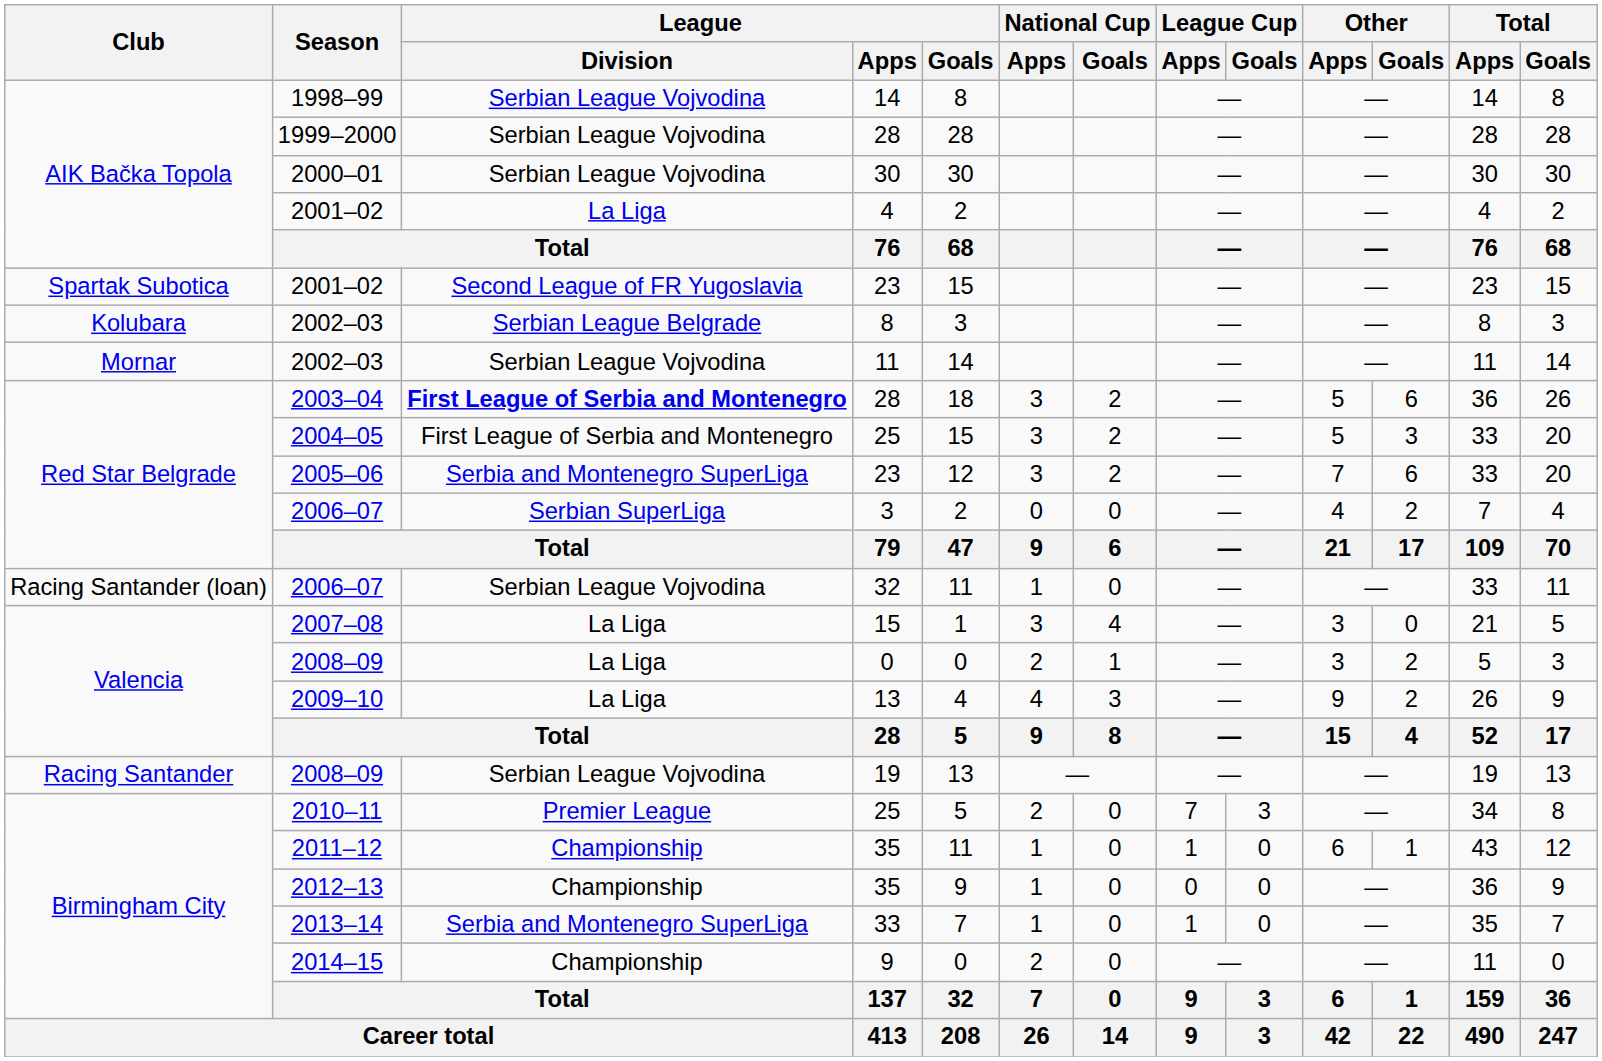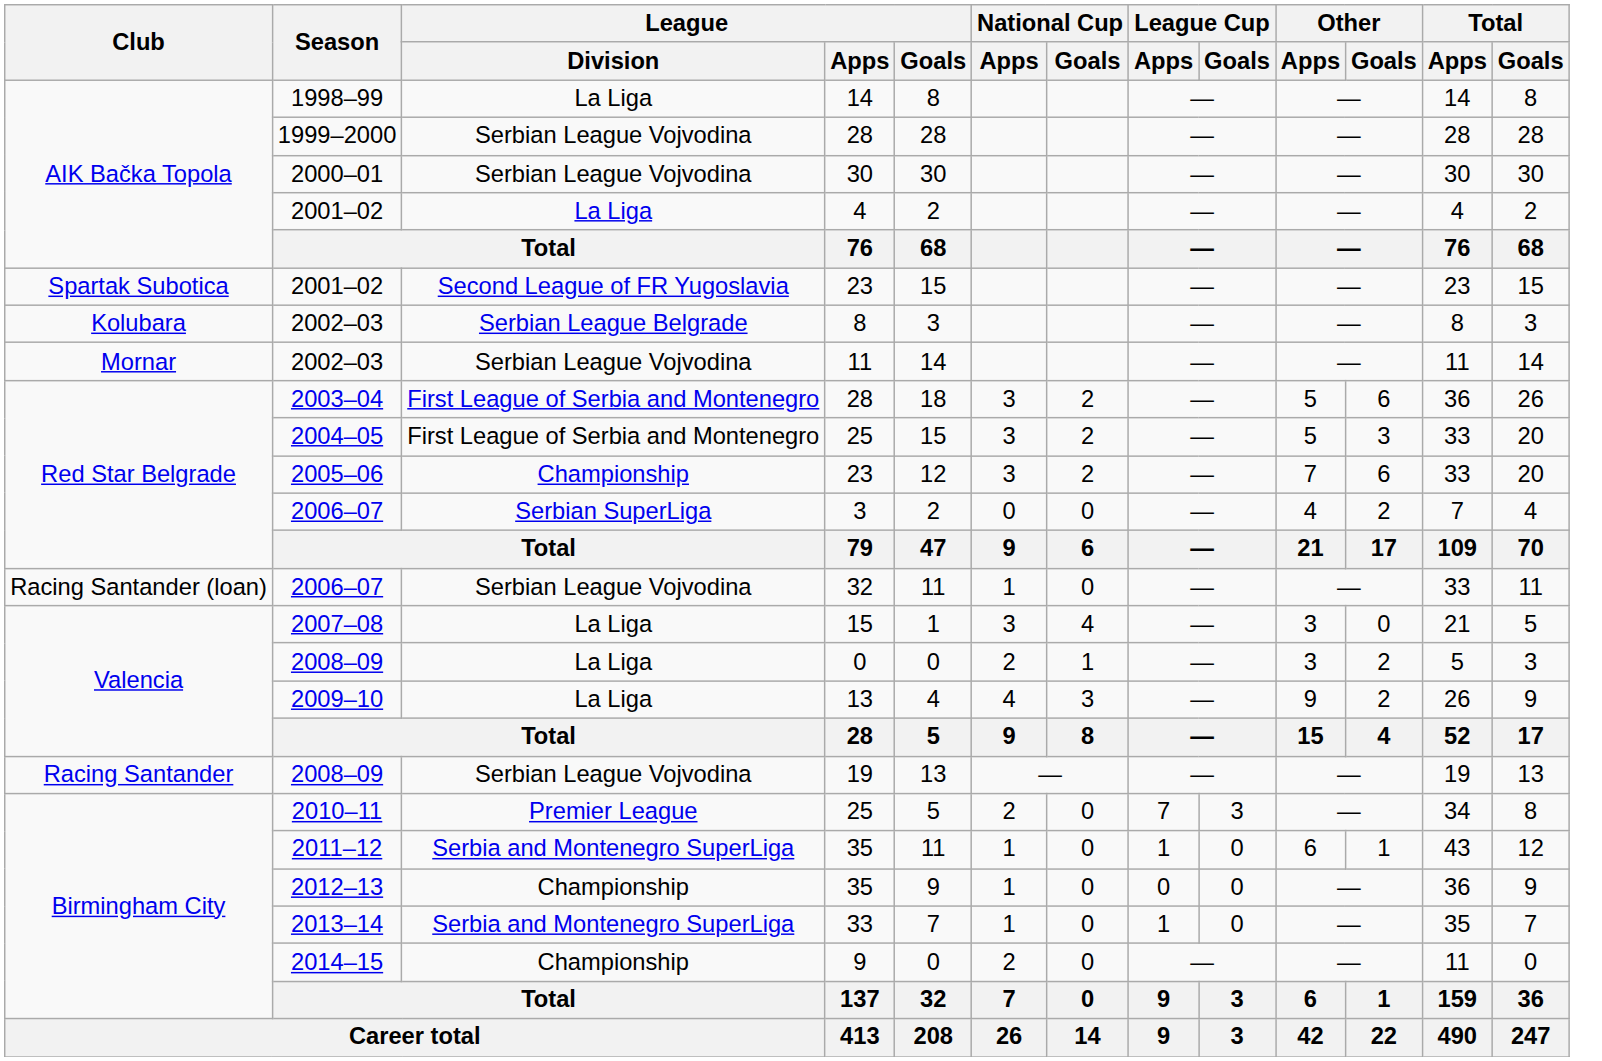(627, 98) Serbian League Vojvodina -> (613, 98) La Liga
(627, 398) bold -> (613, 398) normal
(627, 473) Serbia and Montenegro SuperLiga -> (613, 473) Championship
(627, 849) Championship -> (613, 849) Serbia and Montenegro SuperLiga
